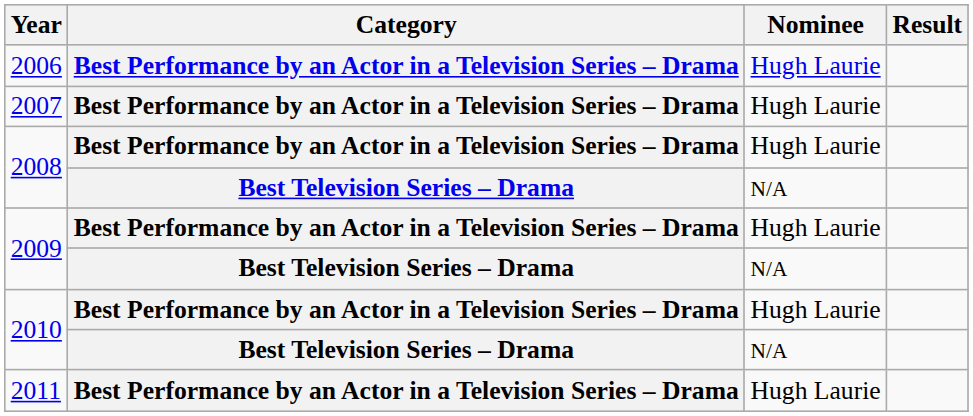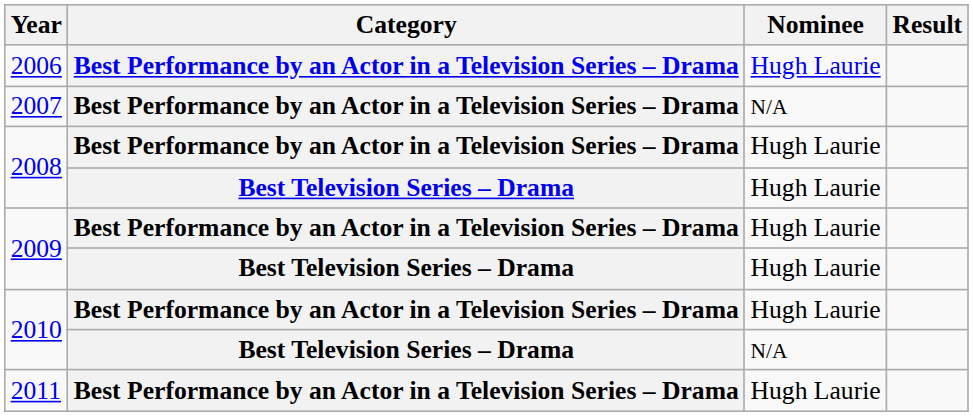(816, 106) Hugh Laurie -> (816, 106) N/A
(816, 188) N/A -> (816, 187) Hugh Laurie
(816, 269) N/A -> (816, 268) Hugh Laurie
